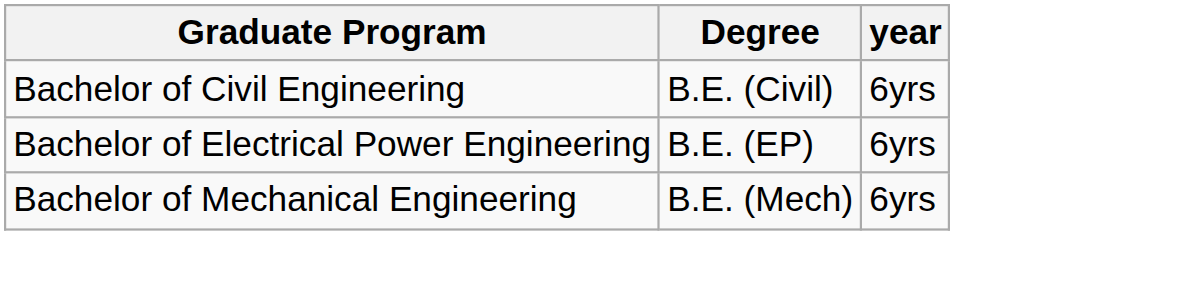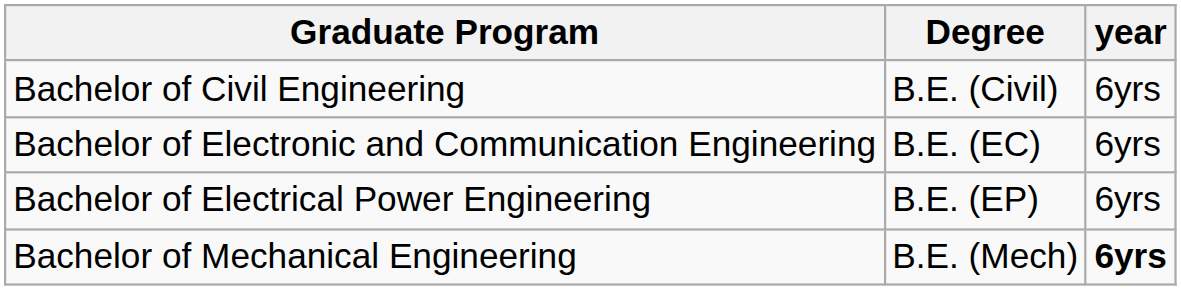+ row: (445, 144)
(903, 199) normal -> (1131, 255) bold
